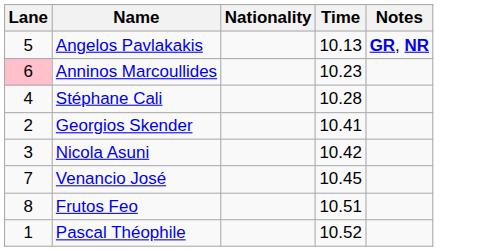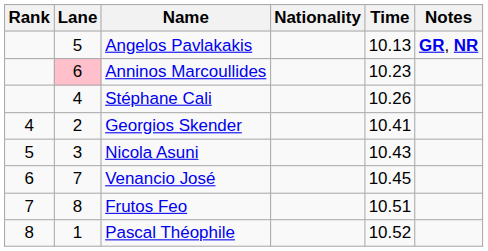+ column: (29, 17)
(341, 98) 10.28 -> (390, 98) 10.26
(341, 152) 10.42 -> (390, 152) 10.43
